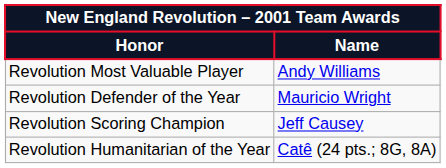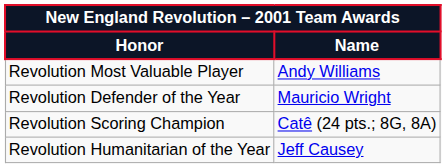(321, 124) Jeff Causey -> (357, 124) Catê (24 pts.; 8G, 8A)
(357, 149) Catê (24 pts.; 8G, 8A) -> (321, 149) Jeff Causey
